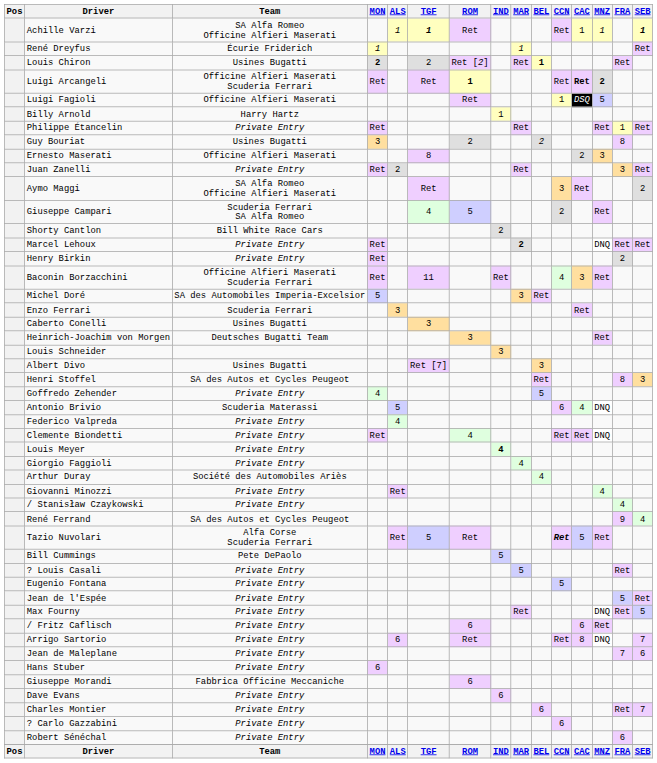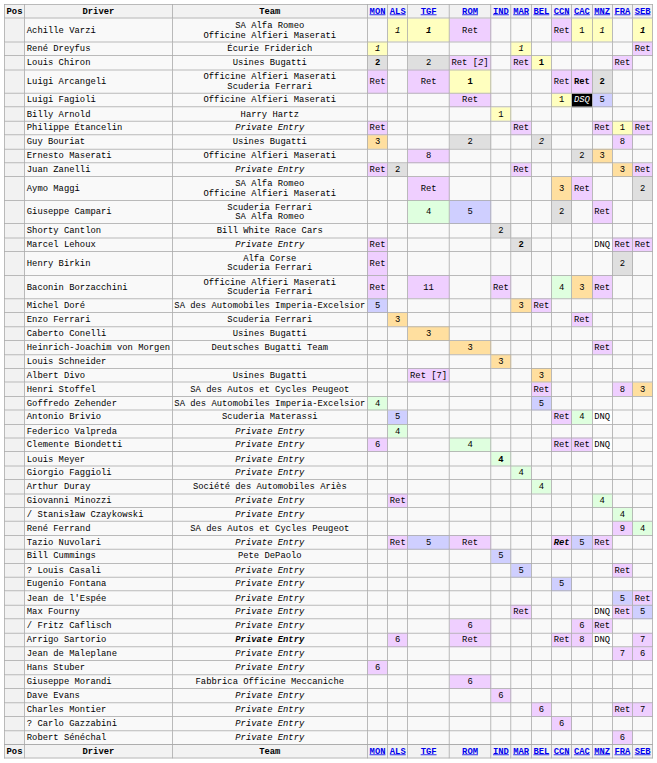(270, 259) Private Entry -> (270, 263) Alfa Corse Scuderia Ferrari
(270, 394) Private Entry -> (270, 403) SA des Automobiles Imperia-Excelsior
(562, 408) 6 -> (562, 417) Ret
(378, 435) Ret -> (378, 445) 6
(270, 538) Alfa Corse Scuderia Ferrari -> (270, 542) Private Entry
(270, 640) normal -> (270, 640) bold
